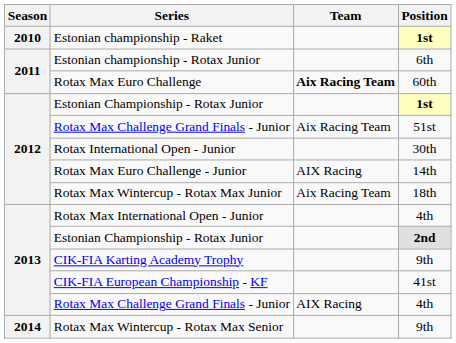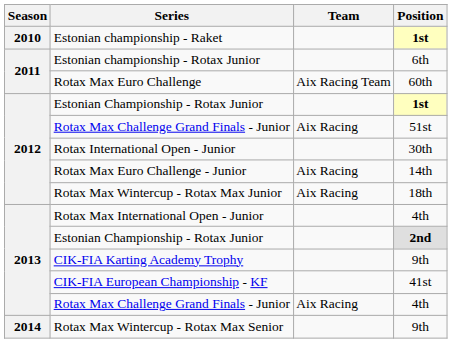(346, 81) bold -> (344, 81) normal
(344, 126) Aix Racing Team -> (327, 126) Aix Racing
(329, 170) AIX Racing -> (327, 170) Aix Racing
(344, 192) Aix Racing Team -> (327, 192) Aix Racing
(329, 303) AIX Racing -> (327, 303) Aix Racing
